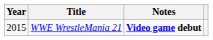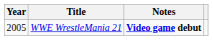(16, 27) 2015 -> (16, 27) 2005
